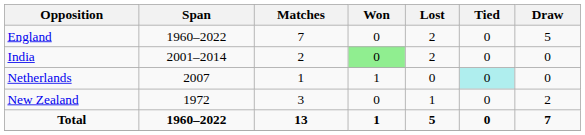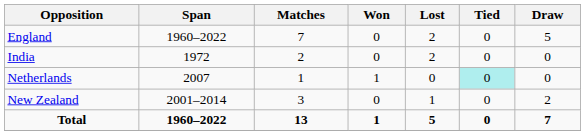(196, 57) 2001–2014 -> (196, 57) 1972
(377, 57) lightgreen background -> (377, 57) no background
(196, 99) 1972 -> (196, 99) 2001–2014
